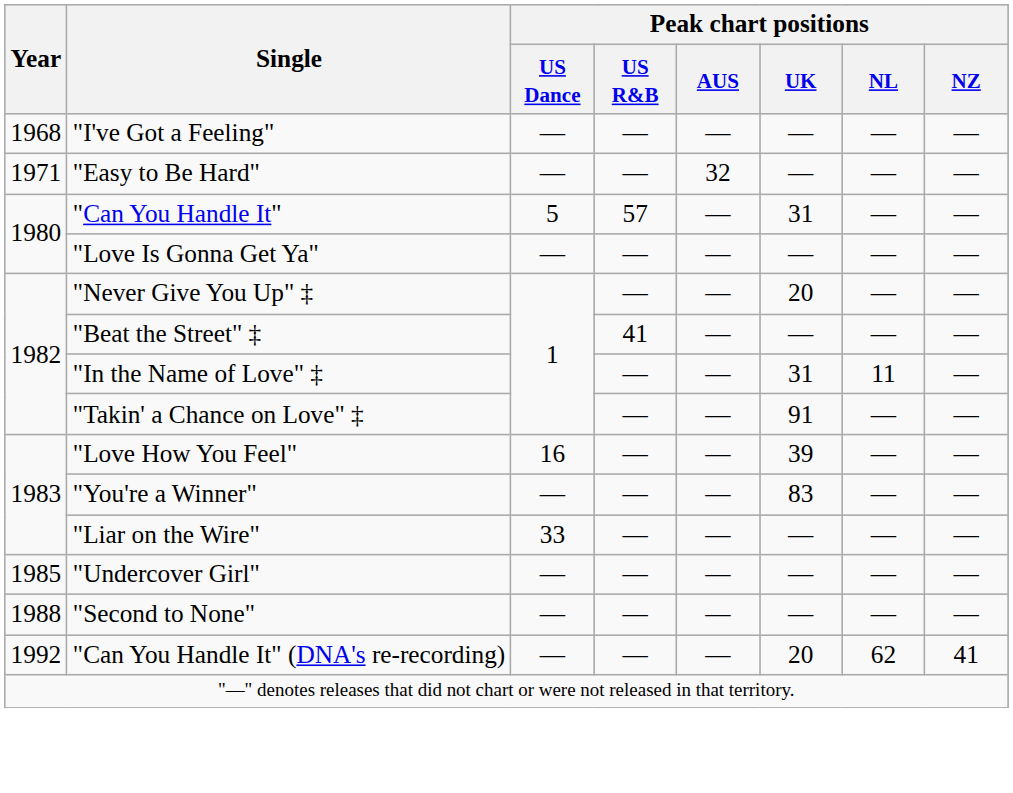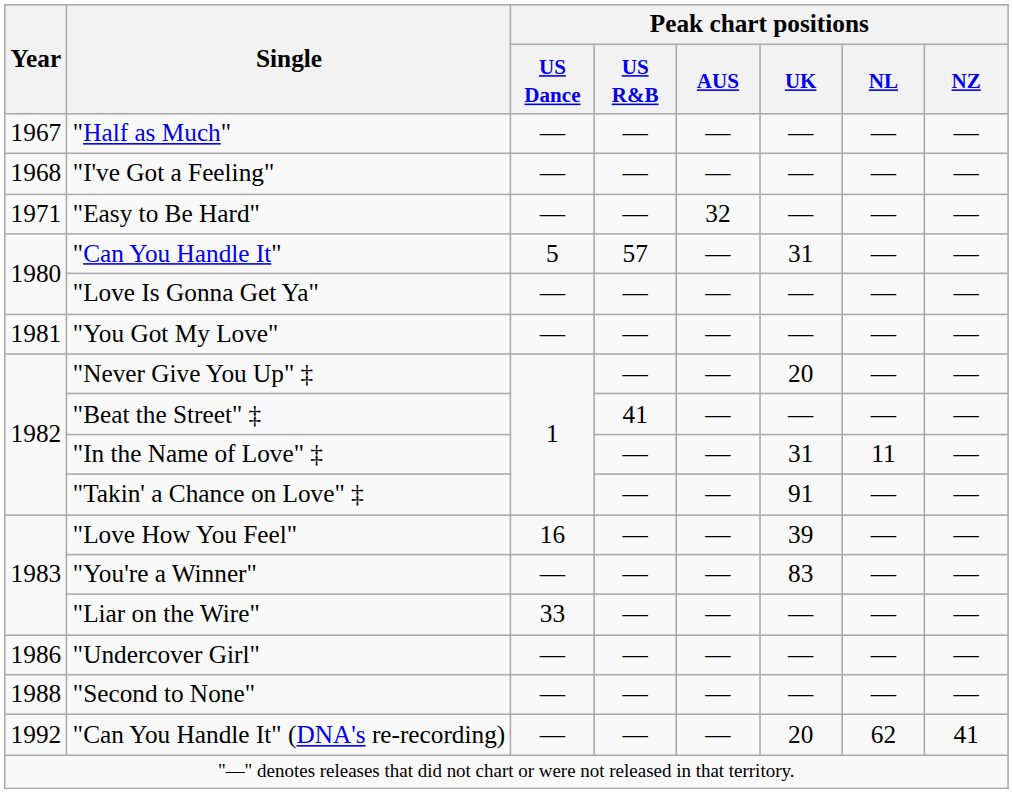+ row: (152, 133)
+ row: (176, 333)
(36, 574) 1985 -> (36, 654) 1986
